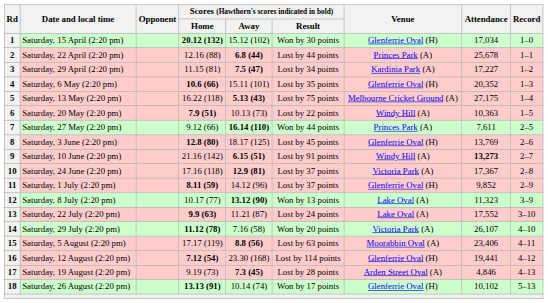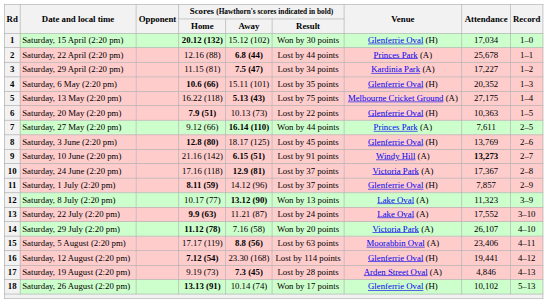(403, 113) Windy Hill (A) -> (403, 113) Glenferrie Oval (H)
(486, 185) 9,852 -> (486, 185) 7,857
